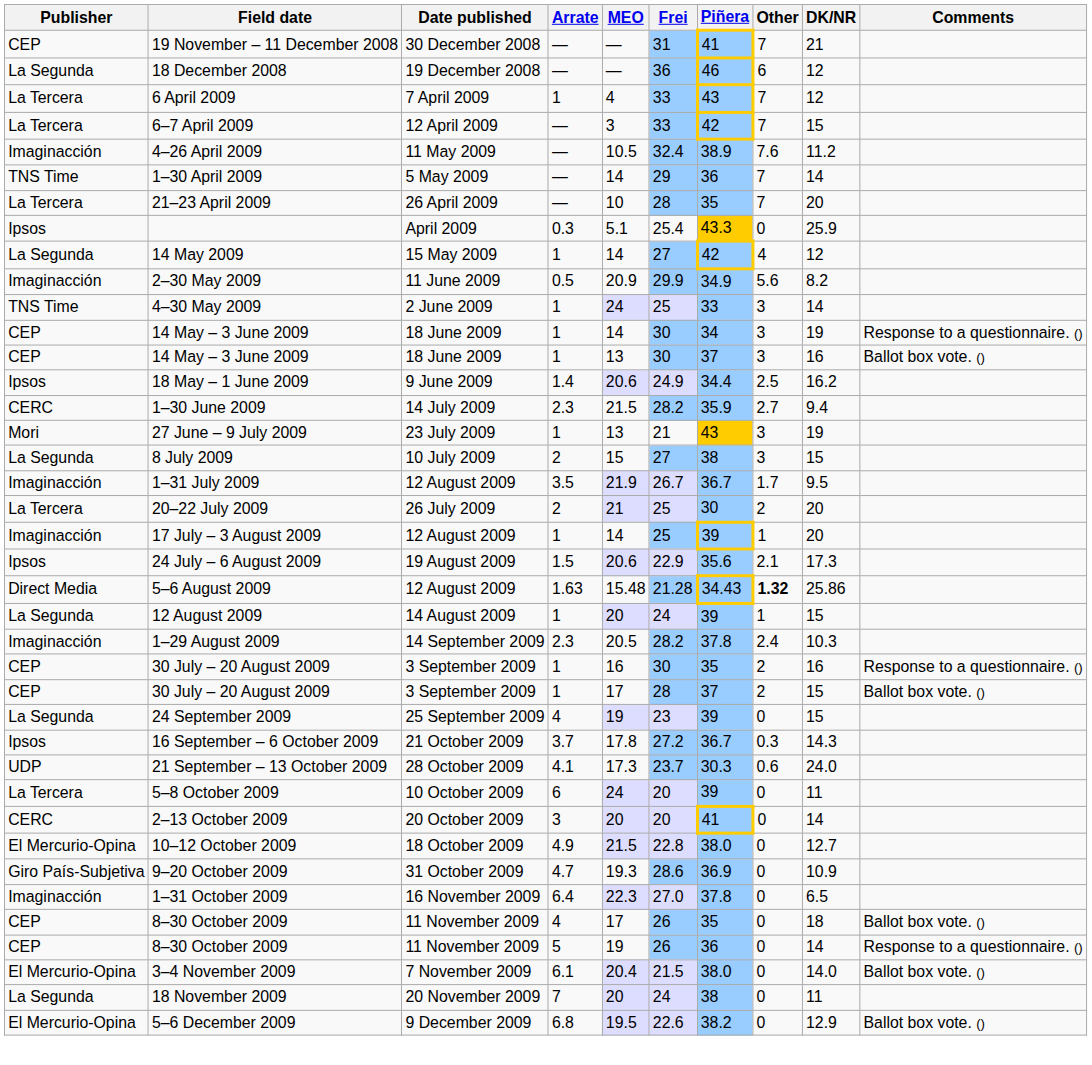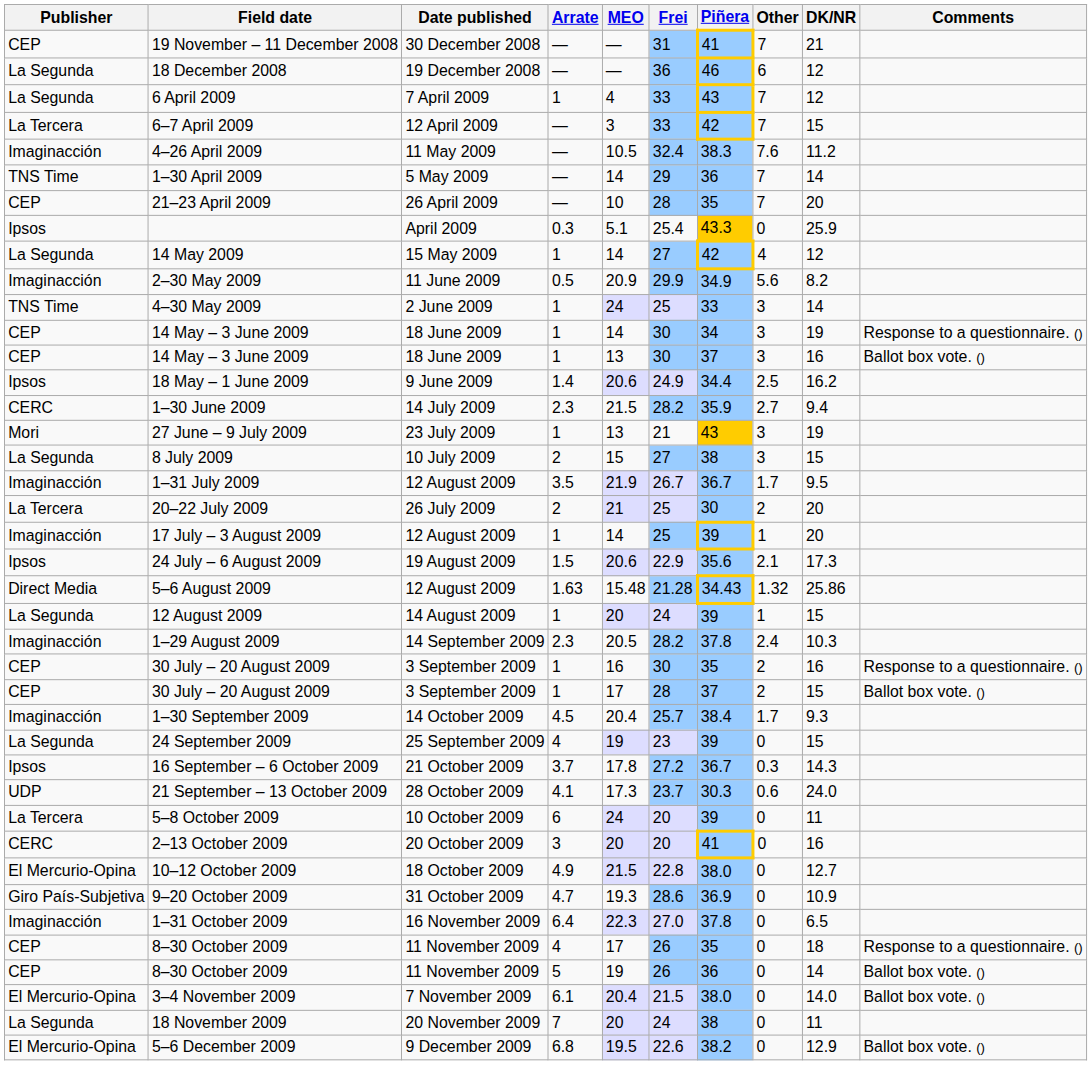(45, 98) La Tercera -> (51, 98) La Segunda
(716, 152) 38.9 -> (716, 152) 38.3
(45, 202) La Tercera -> (24, 202) CEP
(773, 589) bold -> (773, 589) normal
+ row: (230, 717)
(815, 819) 14 -> (815, 844) 16
(924, 922) Ballot box vote. () -> (973, 947) Response to a questionnaire. ()
(973, 947) Response to a questionnaire. () -> (924, 972) Ballot box vote. ()
